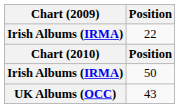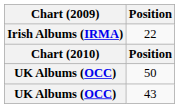(65, 73) Irish Albums (IRMA) -> (65, 73) UK Albums (OCC)
